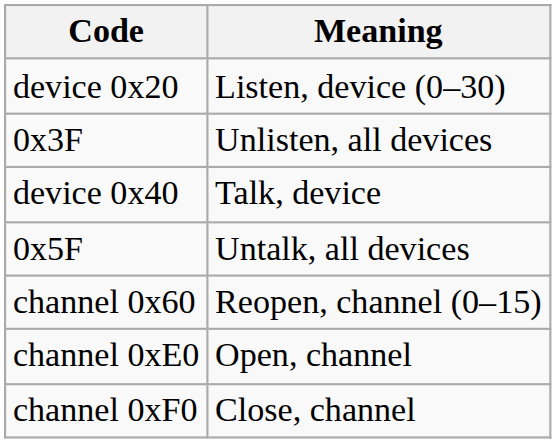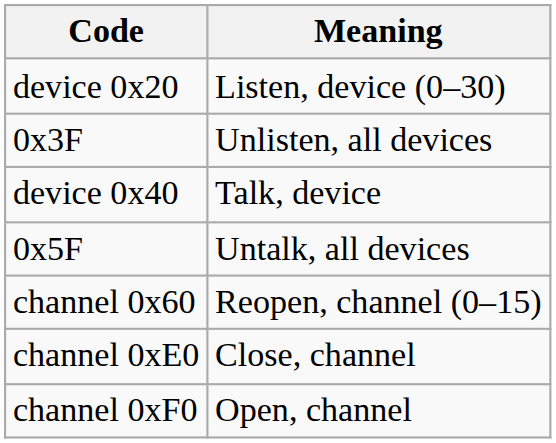(313, 355) Open, channel -> (315, 355) Close, channel
(315, 409) Close, channel -> (313, 409) Open, channel
